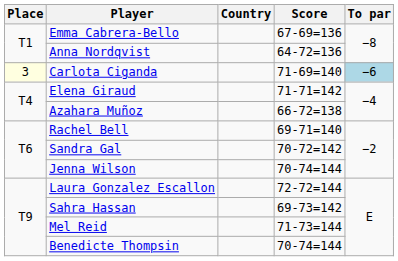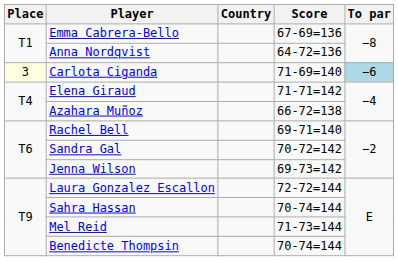(309, 169) 70-74=144 -> (309, 169) 69-73=142
(309, 208) 69-73=142 -> (309, 208) 70-74=144
